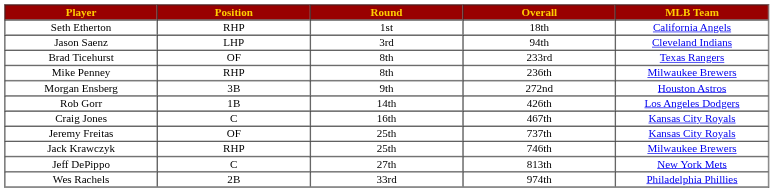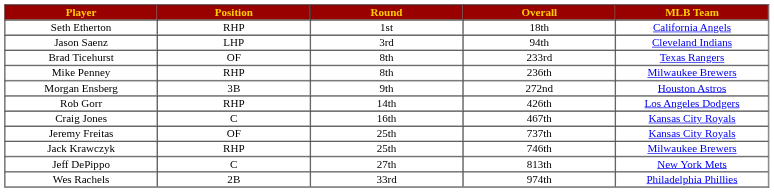(234, 103) 1B -> (234, 103) RHP
